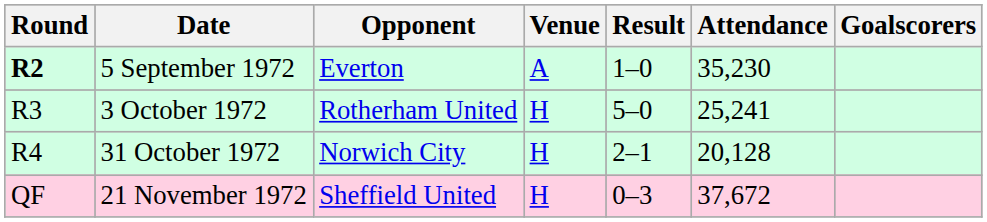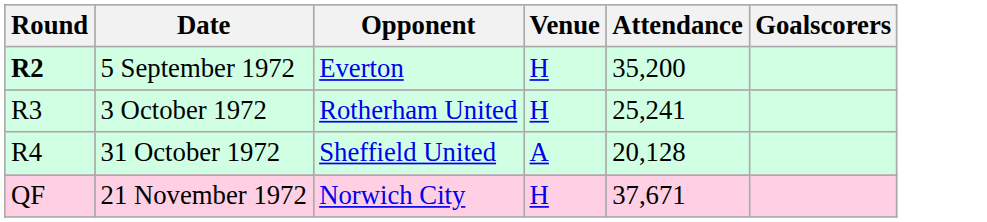- column: (649, 25)
(539, 68) A -> (539, 68) H
(734, 68) 35,230 -> (649, 68) 35,200
(392, 152) Norwich City -> (408, 152) Sheffield United
(539, 152) H -> (539, 152) A
(408, 195) Sheffield United -> (392, 195) Norwich City
(734, 195) 37,672 -> (649, 195) 37,671
